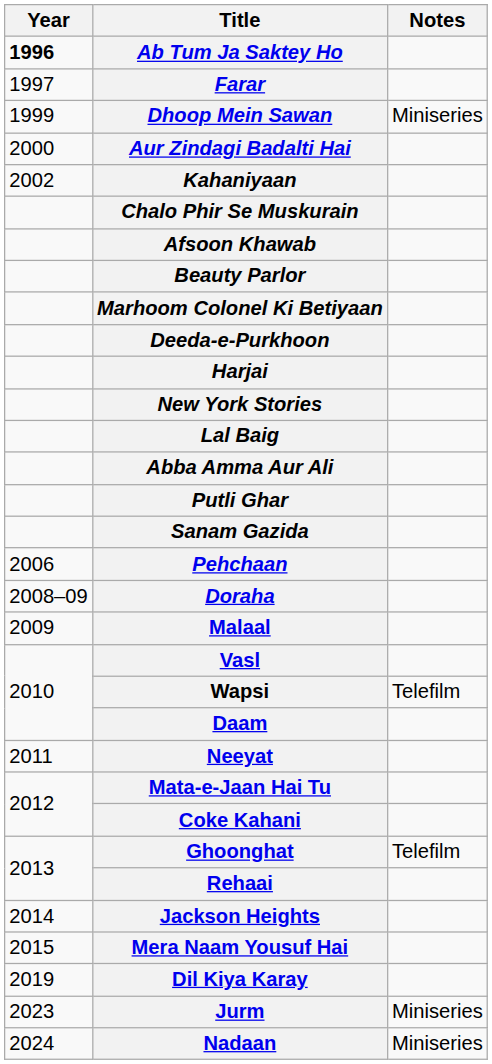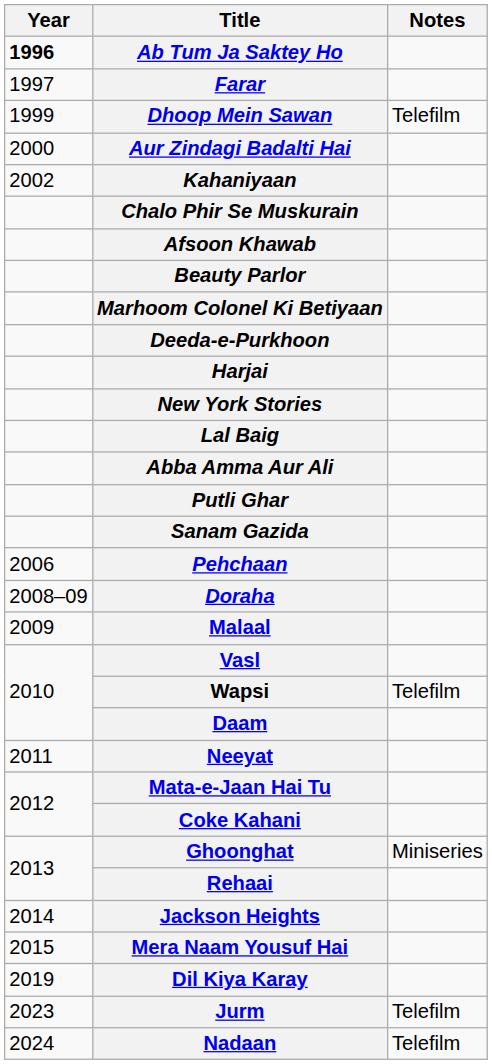(437, 116) Miniseries -> (426, 116) Telefilm
(426, 851) Telefilm -> (437, 851) Miniseries
(437, 1011) Miniseries -> (426, 1011) Telefilm
(437, 1043) Miniseries -> (426, 1043) Telefilm
